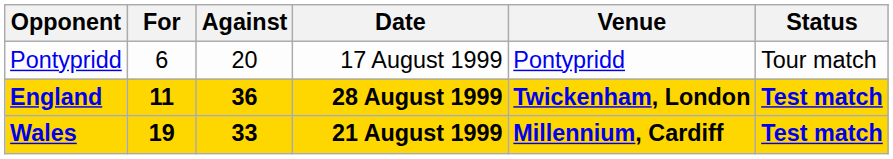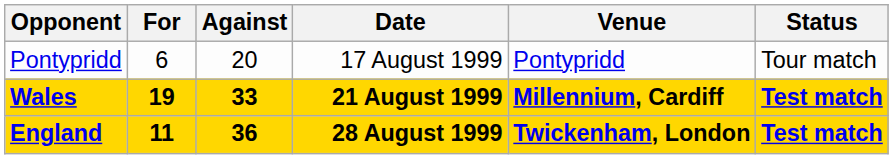rows swapped: (43, 134) <-> (56, 97)
